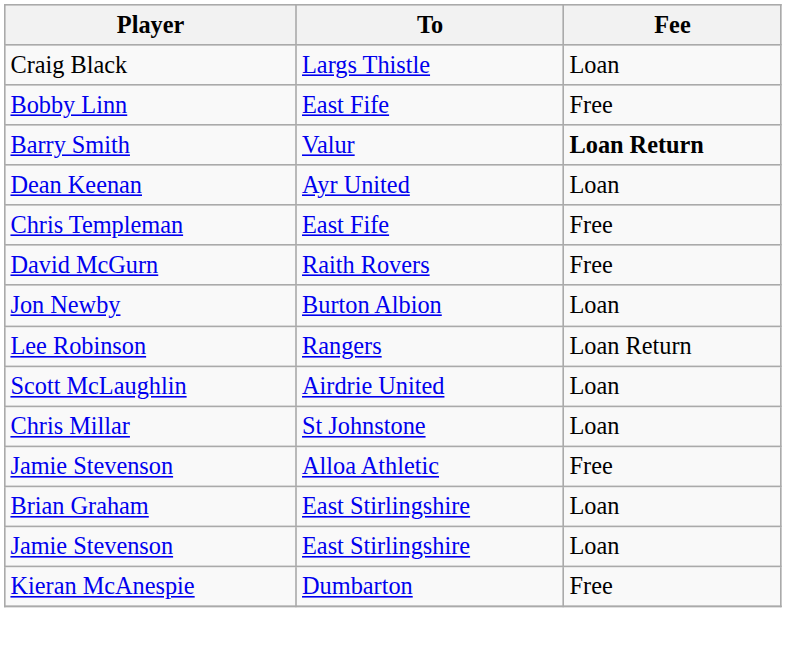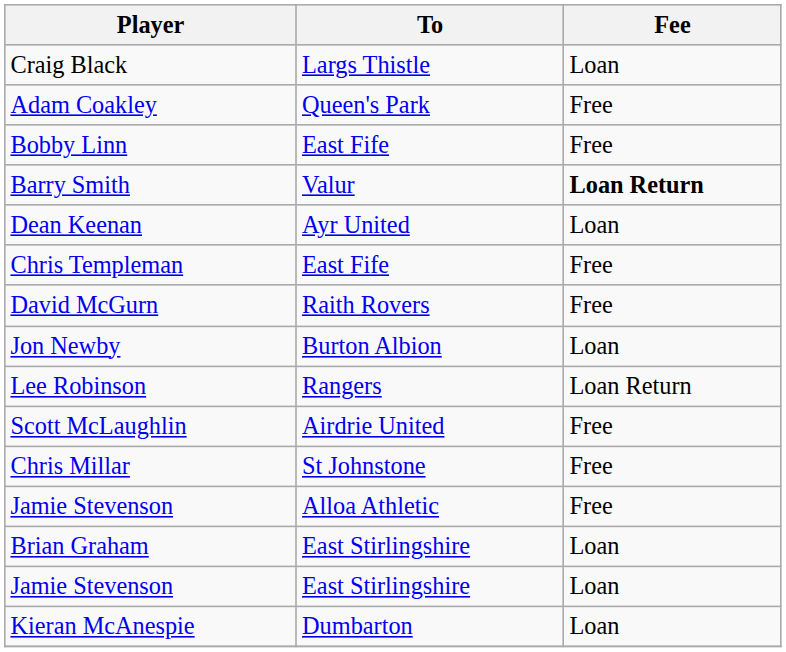+ row: (84, 104)
(595, 385) Loan -> (591, 425) Free
(595, 425) Loan -> (591, 465) Free
(591, 586) Free -> (595, 626) Loan
